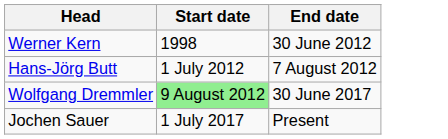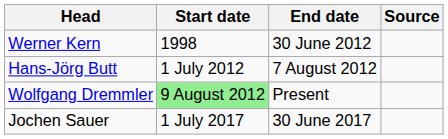+ column: (412, 17)
(322, 95) 30 June 2017 -> (301, 95) Present
(301, 120) Present -> (322, 120) 30 June 2017
